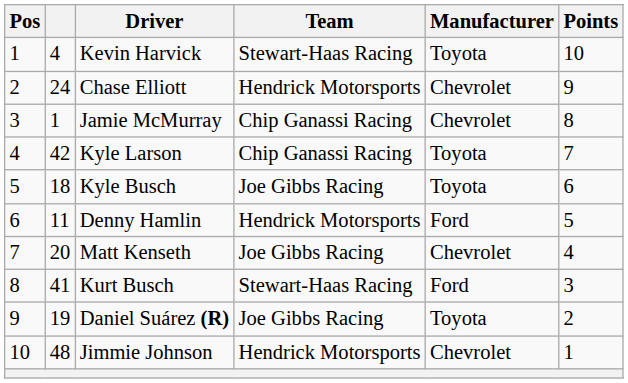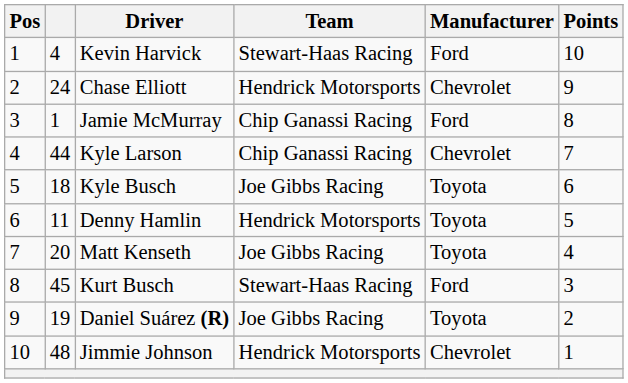(458, 53) Toyota -> (449, 53) Ford
(470, 119) Chevrolet -> (449, 119) Ford
(60, 153) 42 -> (60, 153) 44
(458, 153) Toyota -> (470, 153) Chevrolet
(449, 219) Ford -> (458, 219) Toyota
(470, 252) Chevrolet -> (458, 252) Toyota
(60, 285) 41 -> (60, 285) 45
